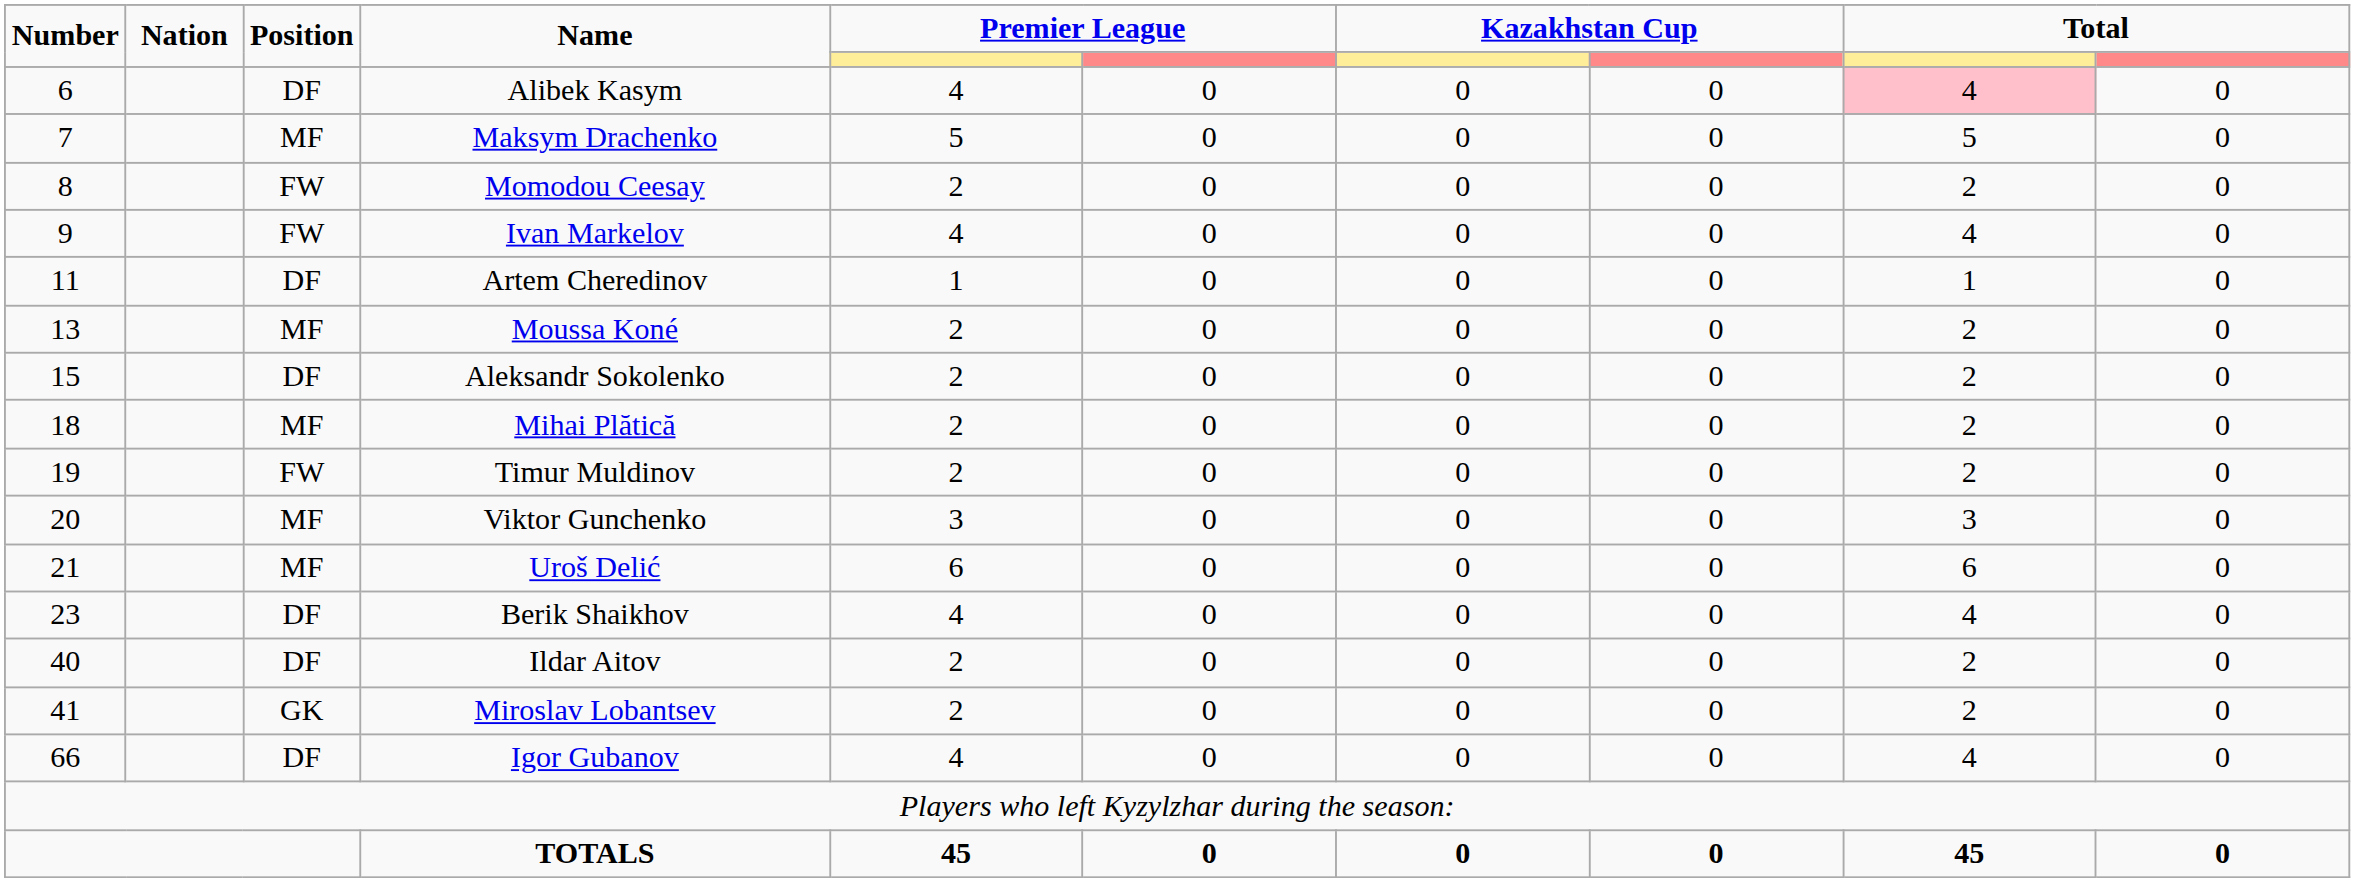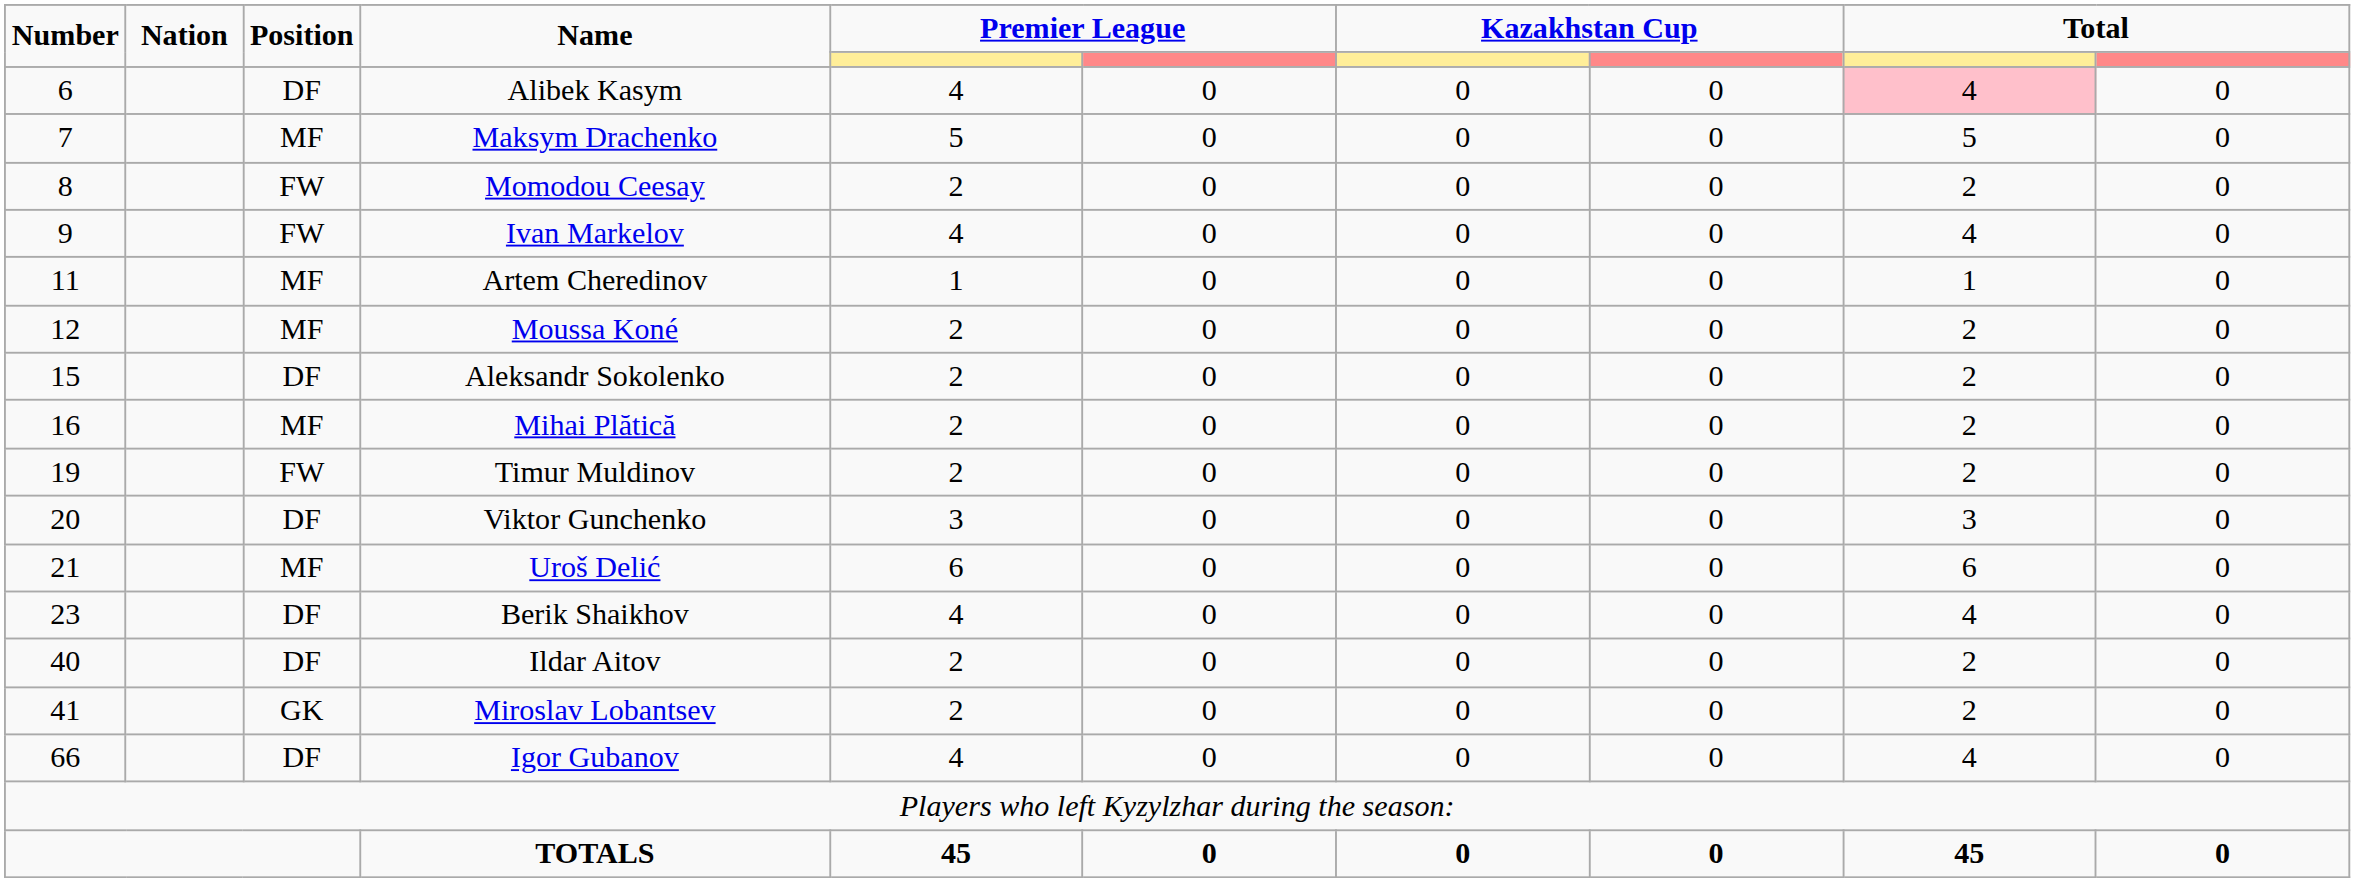(302, 280) DF -> (302, 280) MF
(65, 328) 13 -> (65, 328) 12
(65, 423) 18 -> (65, 423) 16
(302, 519) MF -> (302, 519) DF
